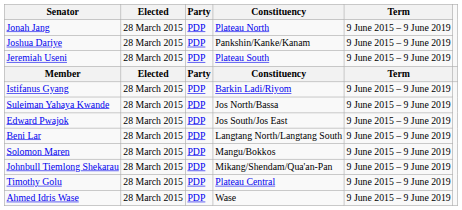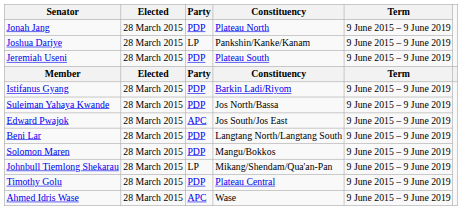(196, 43) PDP -> (193, 43) LP
(196, 120) PDP -> (197, 120) APC
(196, 167) PDP -> (193, 167) LP
(196, 197) PDP -> (197, 197) APC
